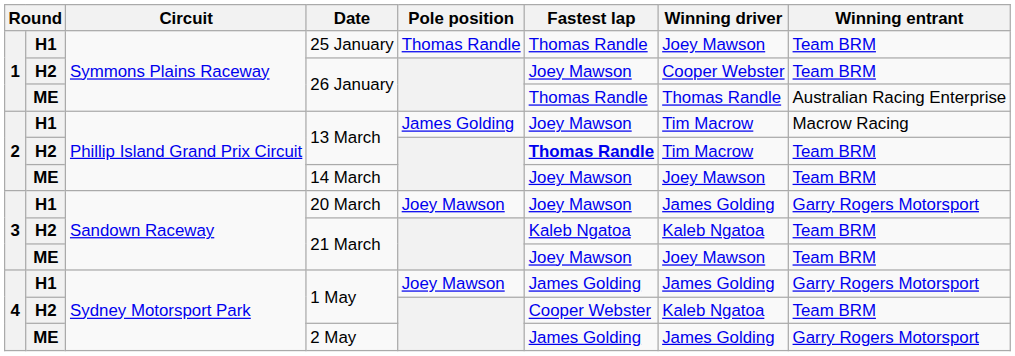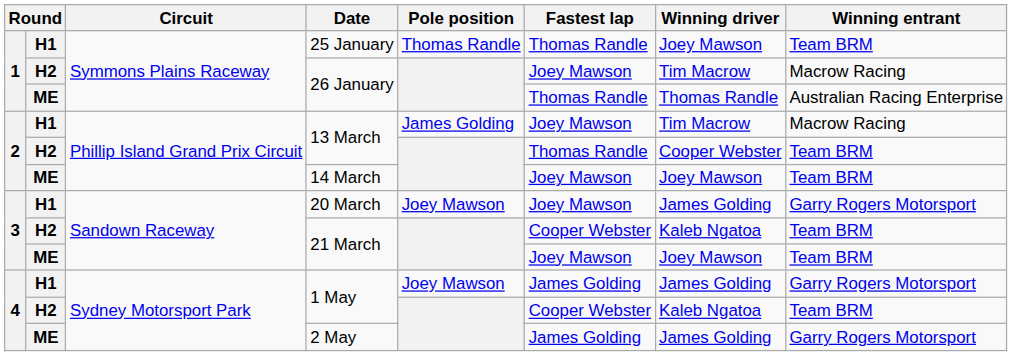(723, 71) Cooper Webster -> (705, 71) Tim Macrow
(834, 71) Team BRM -> (848, 71) Macrow Racing
(591, 150) bold -> (588, 150) normal
(708, 150) Tim Macrow -> (720, 150) Cooper Webster
(580, 230) Kaleb Ngatoa -> (590, 230) Cooper Webster
